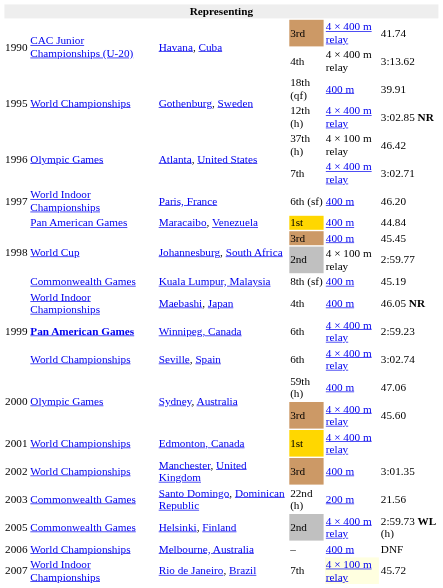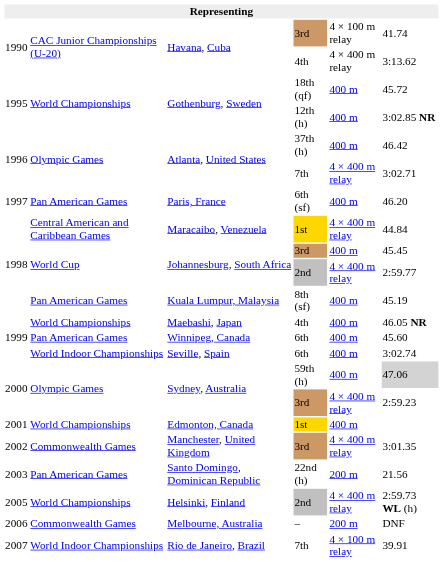(349, 33) 4 × 400 m relay -> (352, 33) 4 × 100 m relay
(393, 89) 39.91 -> (395, 89) 45.72
(349, 117) 4 × 400 m relay -> (344, 117) 400 m
(349, 145) 4 × 100 m relay -> (344, 145) 400 m
(65, 201) World Indoor Championships -> (79, 201) Pan American Games
(79, 222) Pan American Games -> (79, 229) Central American and Caribbean Games
(340, 222) 400 m -> (352, 229) 4 × 400 m relay
(349, 260) 4 × 100 m relay -> (352, 272) 4 × 400 m relay
(83, 281) Commonwealth Games -> (79, 300) Pan American Games
(65, 303) World Indoor Championships -> (80, 322) World Championships
(82, 331) bold -> (79, 337) normal
(349, 331) 4 × 400 m relay -> (344, 337) 400 m
(398, 331) 2:59.23 -> (395, 337) 45.60
(80, 359) World Championships -> (97, 353) World Indoor Championships
(349, 359) 4 × 400 m relay -> (344, 353) 400 m
(393, 387) no background -> (395, 374) lightgrey background
(393, 415) 45.60 -> (399, 402) 2:59.23
(349, 443) 4 × 400 m relay -> (344, 424) 400 m
(80, 471) World Championships -> (83, 446) Commonwealth Games
(340, 471) 400 m -> (352, 446) 4 × 400 m relay
(83, 499) Commonwealth Games -> (79, 474) Pan American Games
(83, 527) Commonwealth Games -> (80, 502) World Championships
(80, 549) World Championships -> (83, 523) Commonwealth Games
(340, 549) 400 m -> (344, 523) 200 m
(349, 570) lightyellow background -> (352, 545) no background
(393, 570) 45.72 -> (395, 545) 39.91
